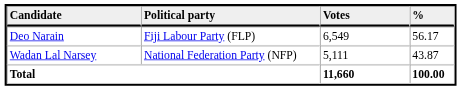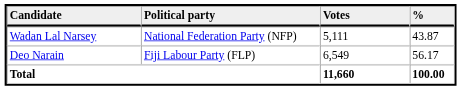rows swapped: (37, 36) <-> (53, 55)
